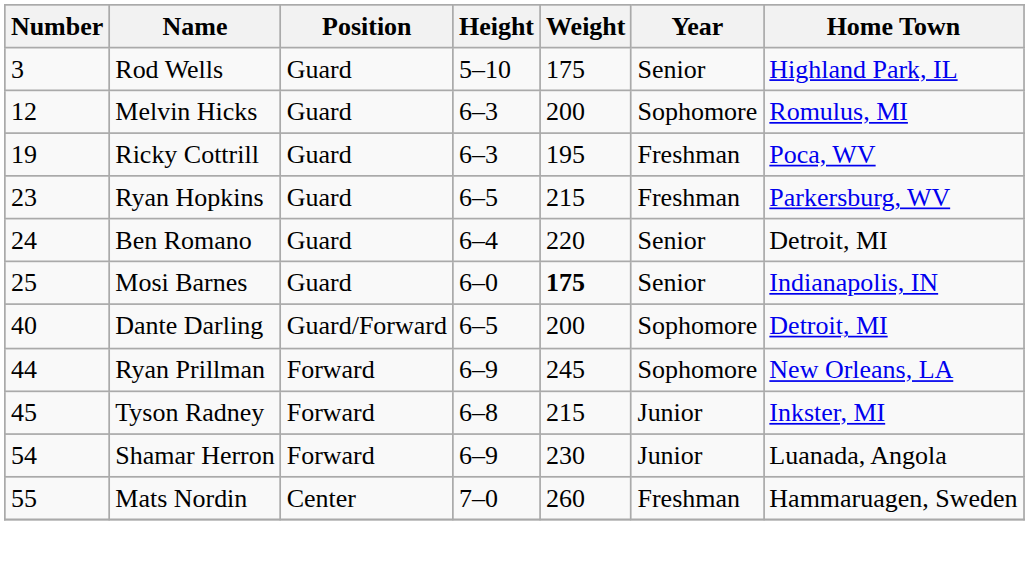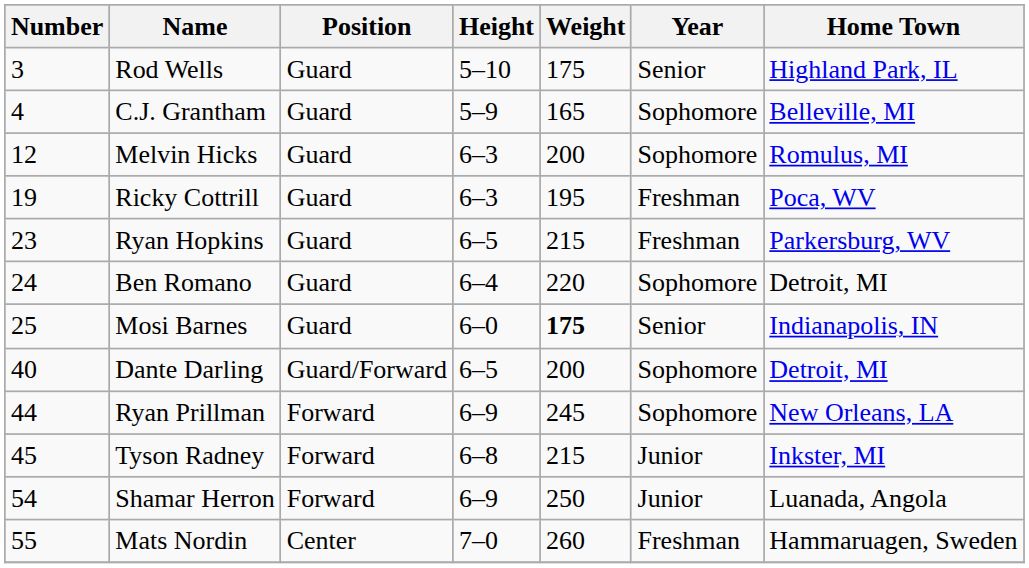+ row: (191, 111)
(671, 240) Senior -> (697, 283) Sophomore
(566, 454) 230 -> (566, 497) 250
